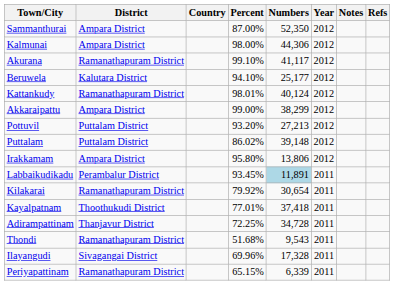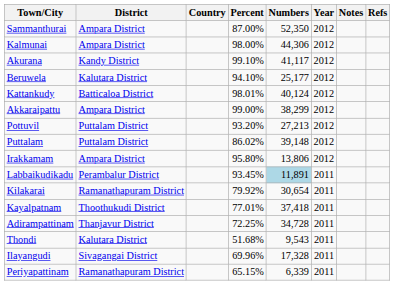(131, 61) Ramanathapuram District -> (109, 61) Kandy District
(131, 93) Ramanathapuram District -> (116, 93) Batticaloa District
(131, 239) Ramanathapuram District -> (113, 239) Kalutara District
